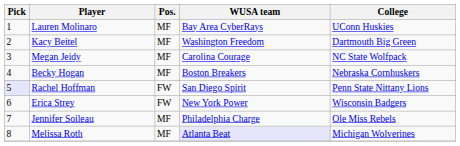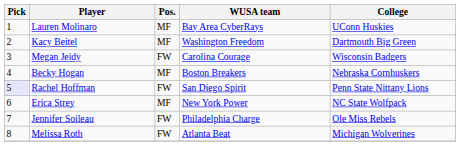(164, 57) MF -> (164, 57) FW
(369, 57) NC State Wolfpack -> (369, 57) Wisconsin Badgers
(164, 103) FW -> (164, 103) MF
(369, 103) Wisconsin Badgers -> (369, 103) NC State Wolfpack
(164, 118) MF -> (164, 118) FW
(164, 133) MF -> (164, 133) FW
(206, 133) lavender background -> (206, 133) no background
